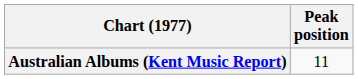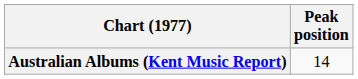(321, 61) 11 -> (321, 61) 14
